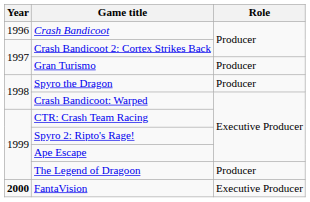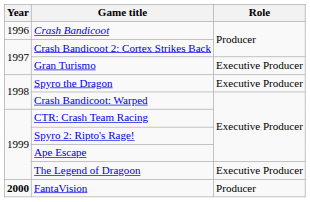(236, 65) Producer -> (259, 65) Executive Producer
(236, 83) Producer -> (259, 83) Executive Producer
(236, 170) Producer -> (259, 170) Executive Producer
(259, 188) Executive Producer -> (236, 188) Producer
